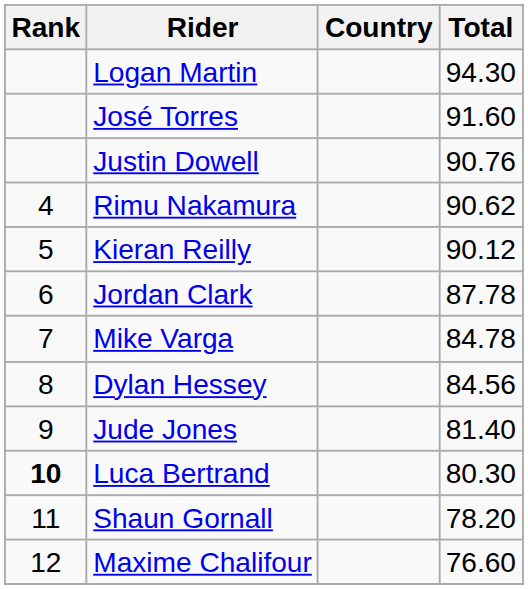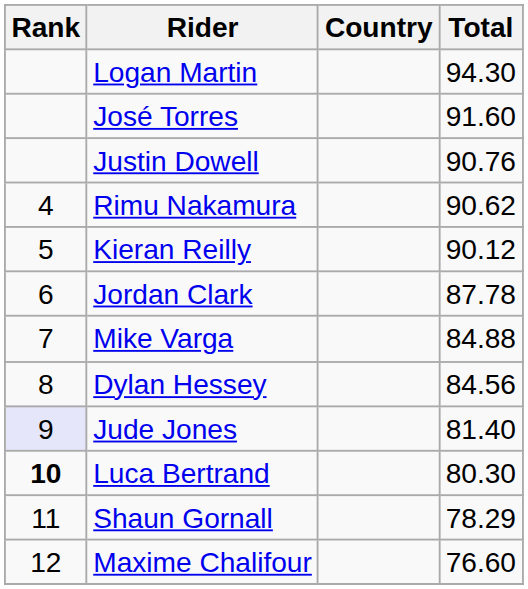(481, 339) 84.78 -> (481, 339) 84.88
(46, 428) no background -> (46, 428) lavender background
(481, 517) 78.20 -> (481, 517) 78.29
